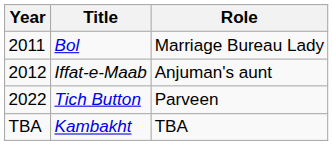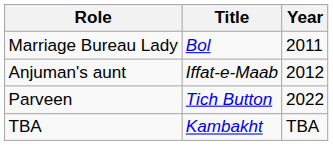columns swapped: (28, 18) <-> (239, 18)
